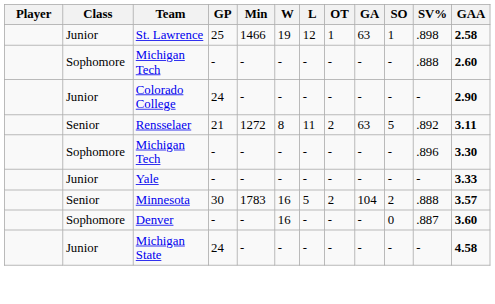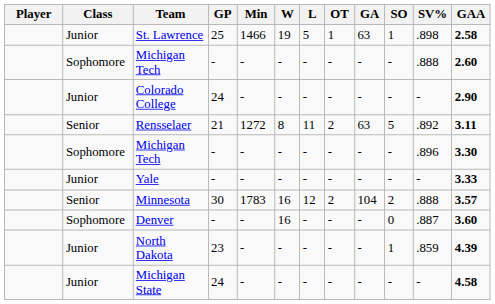(309, 34) 12 -> (306, 34) 5
(306, 199) 5 -> (309, 199) 12
+ row: (154, 247)
